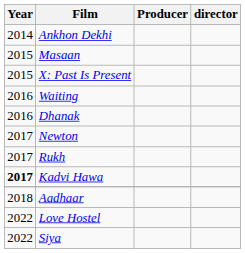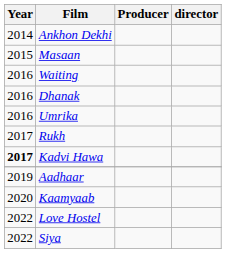- row: (85, 75)
+ row: (58, 116)
- row: (58, 136)
(20, 197) 2018 -> (20, 177) 2019
+ row: (67, 197)
